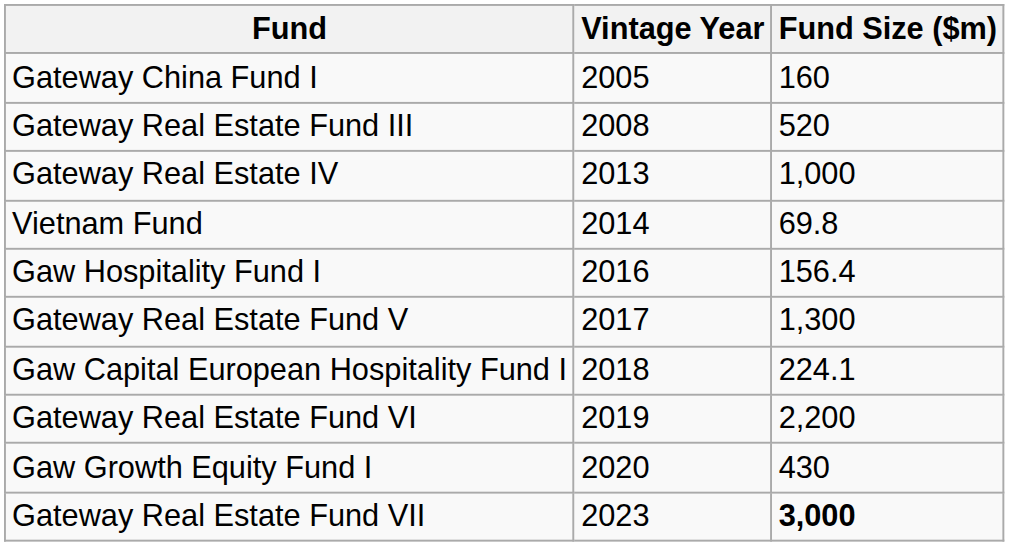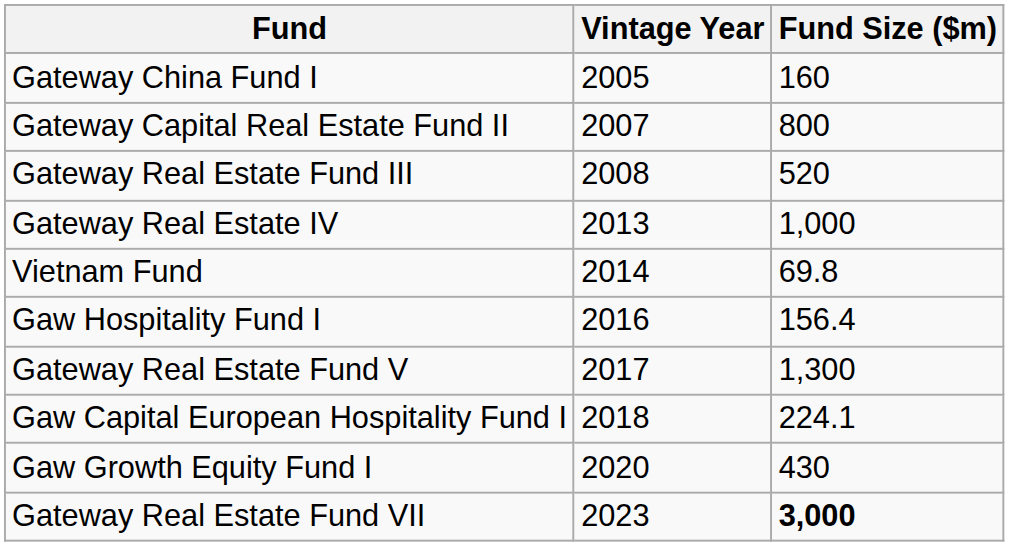+ row: (260, 126)
- row: (214, 418)
